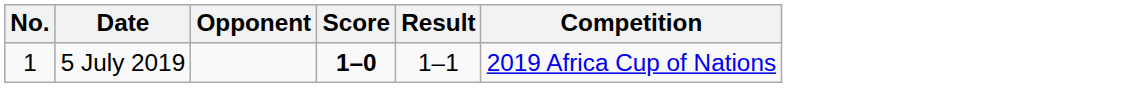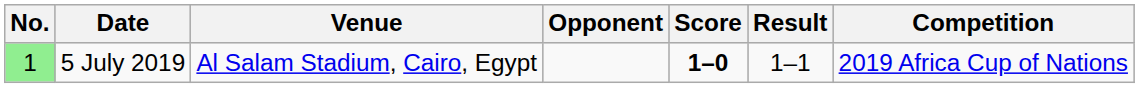+ column: (367, 23)
(30, 62) no background -> (30, 62) lightgreen background
